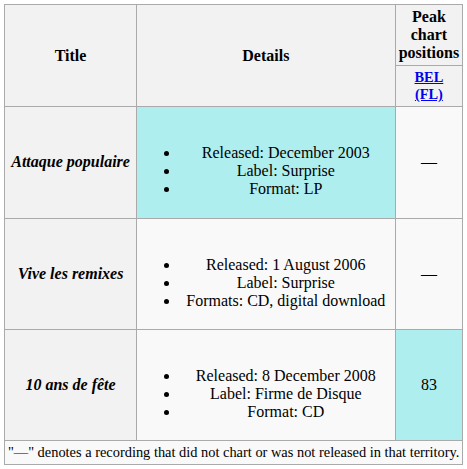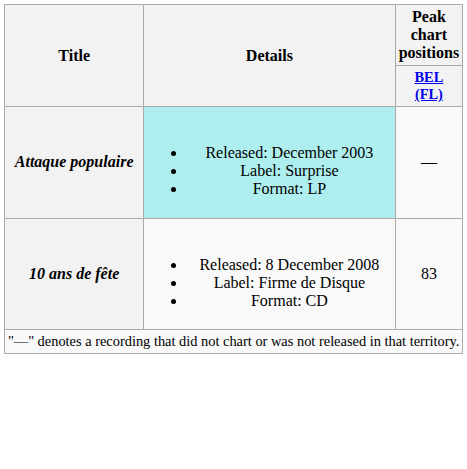- row: (71, 273)
(429, 385) paleturquoise background -> (429, 273) no background
